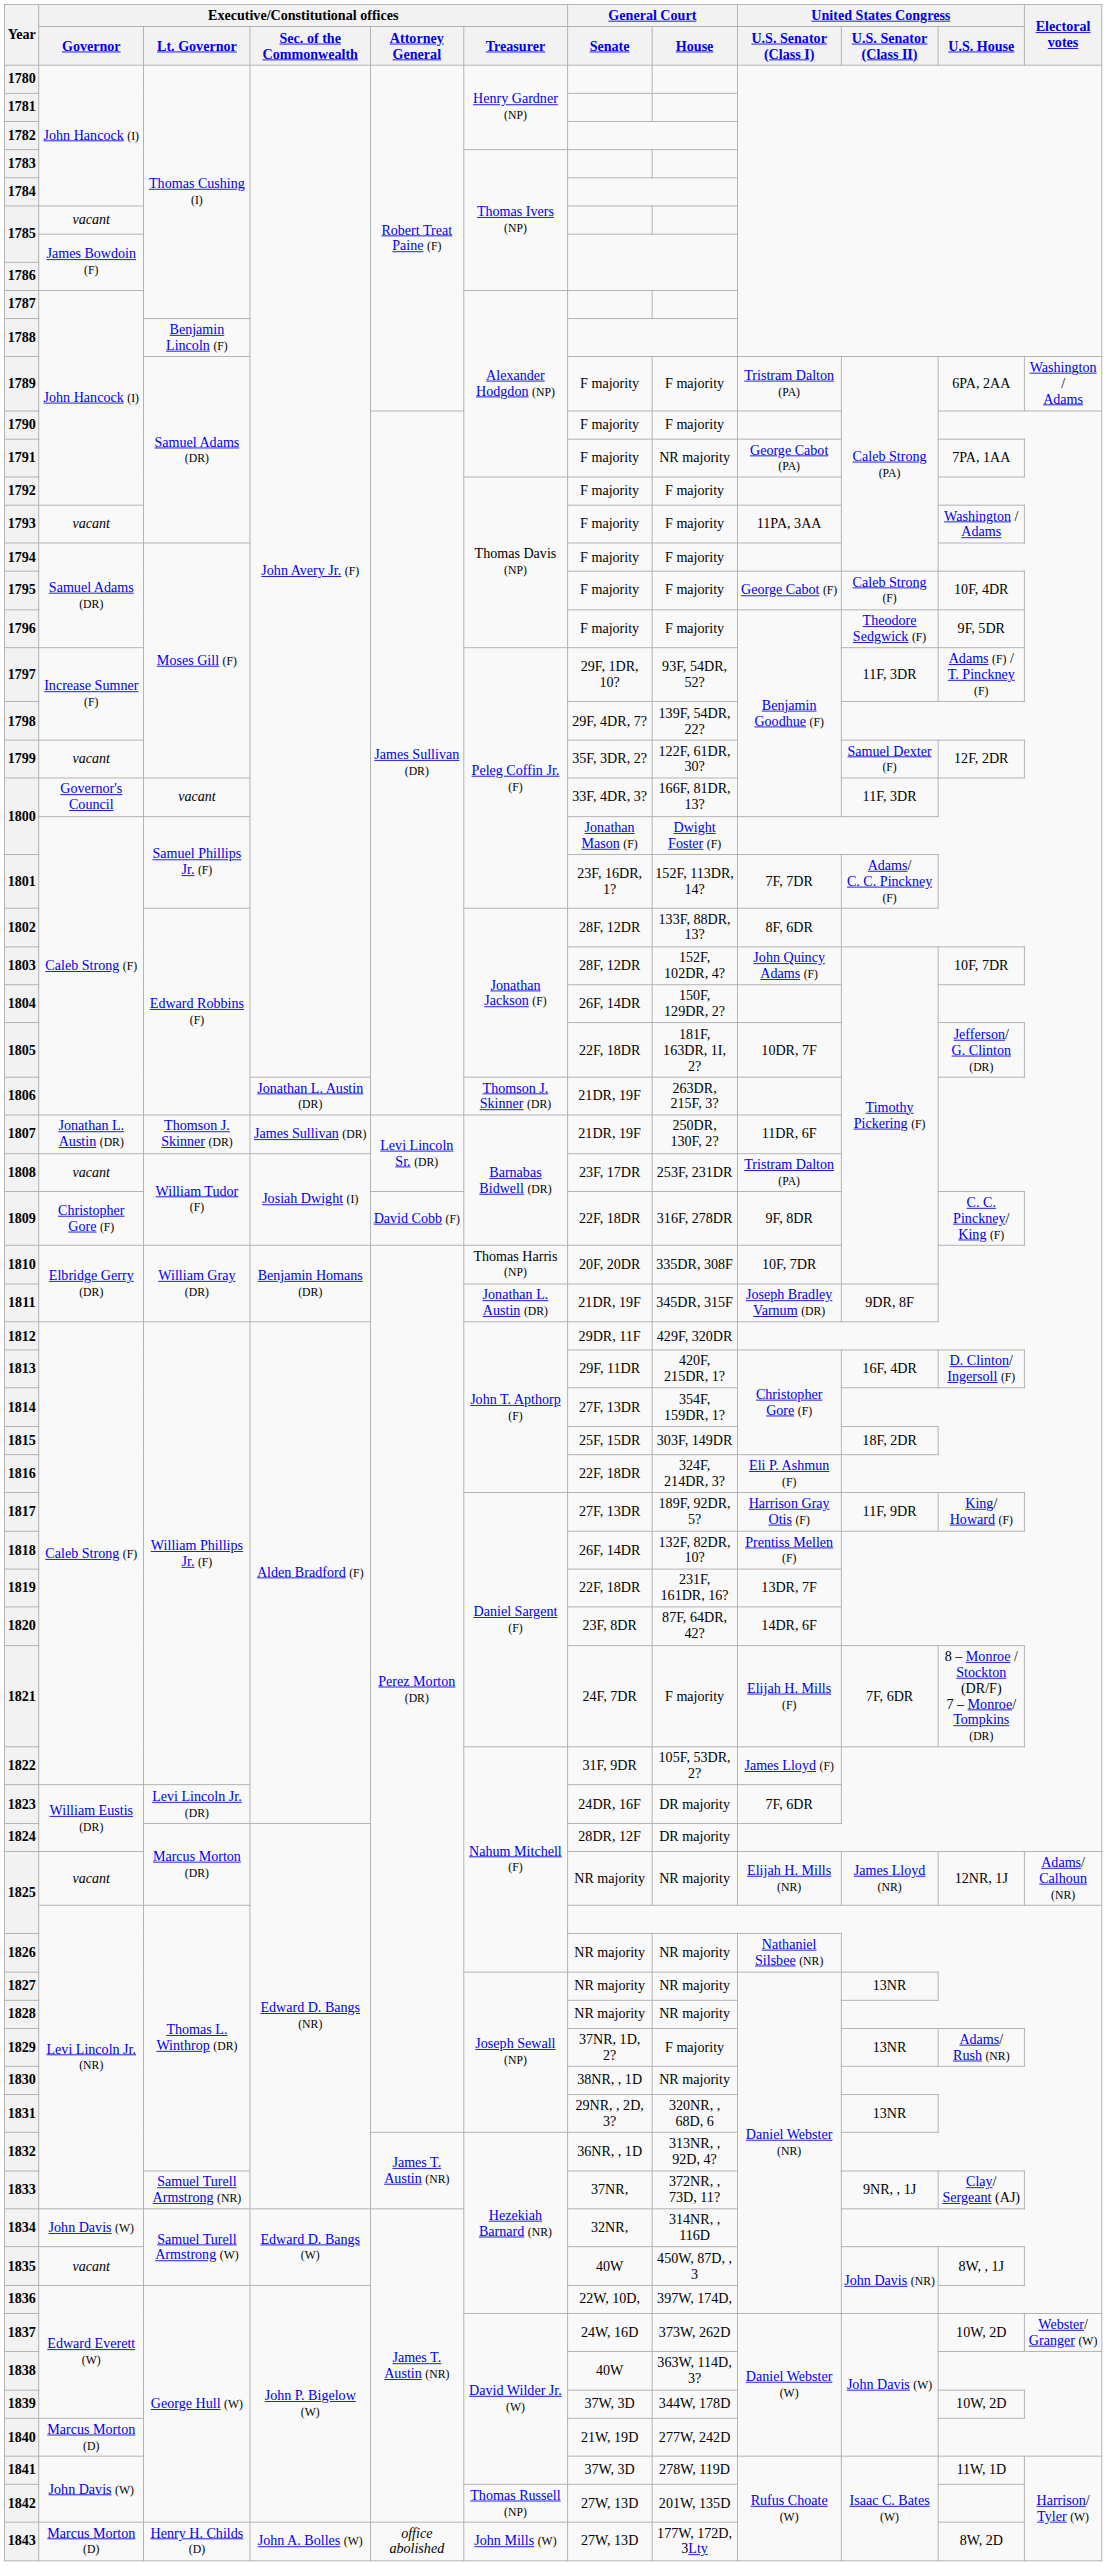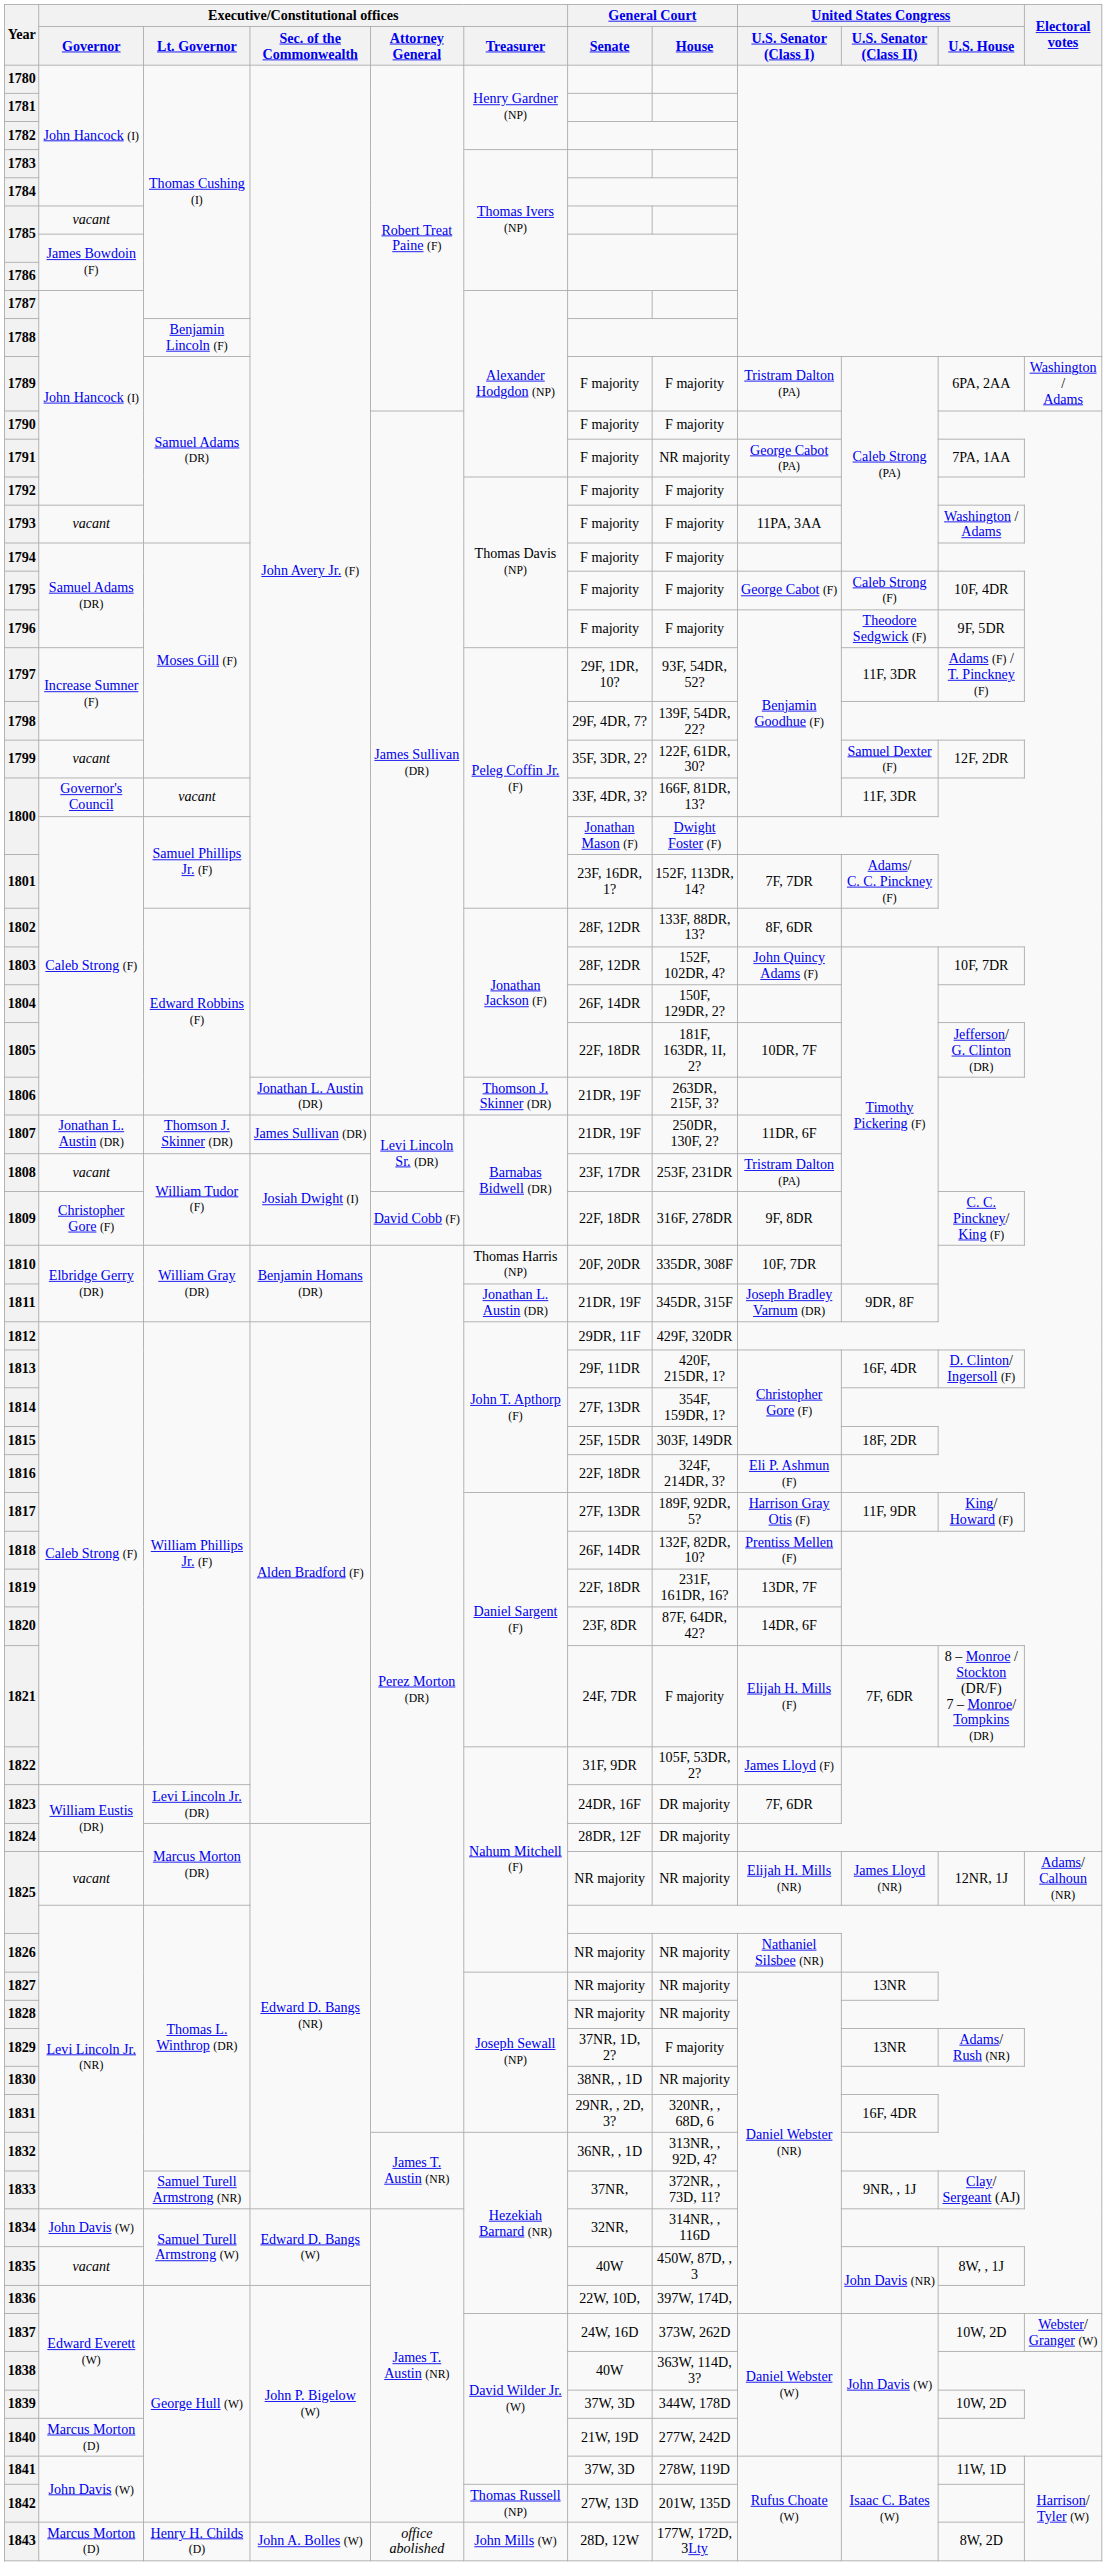(890, 2113) 13NR -> (890, 2113) 16F, 4DR
(610, 2541) 27W, 13D -> (610, 2541) 28D, 12W
